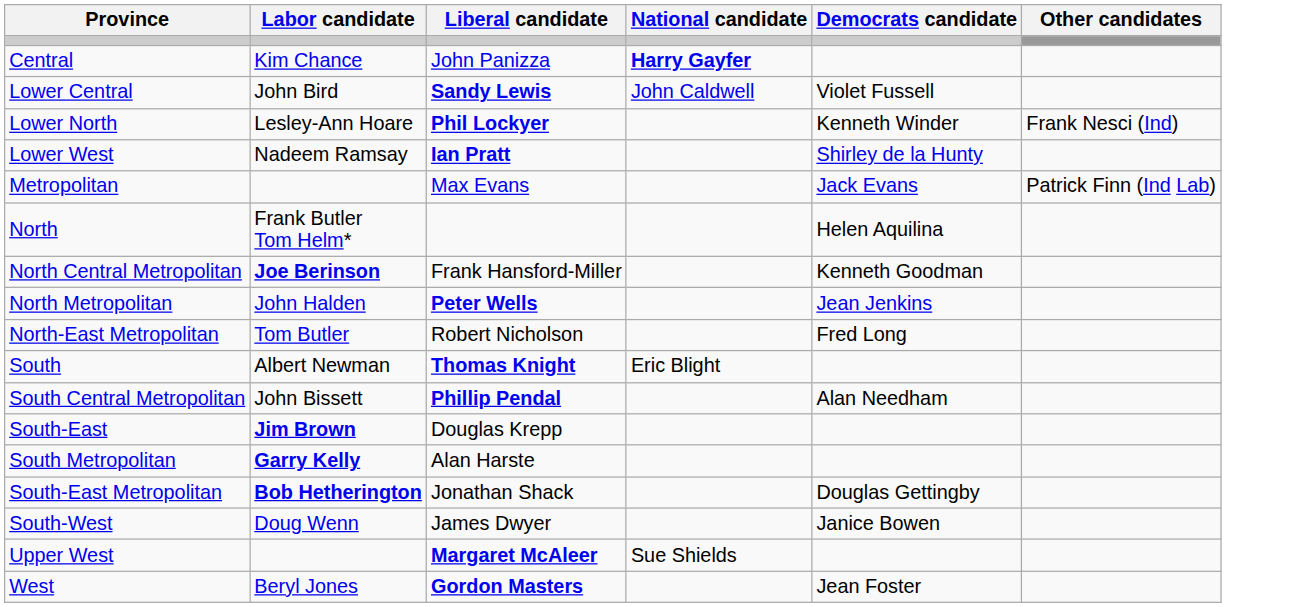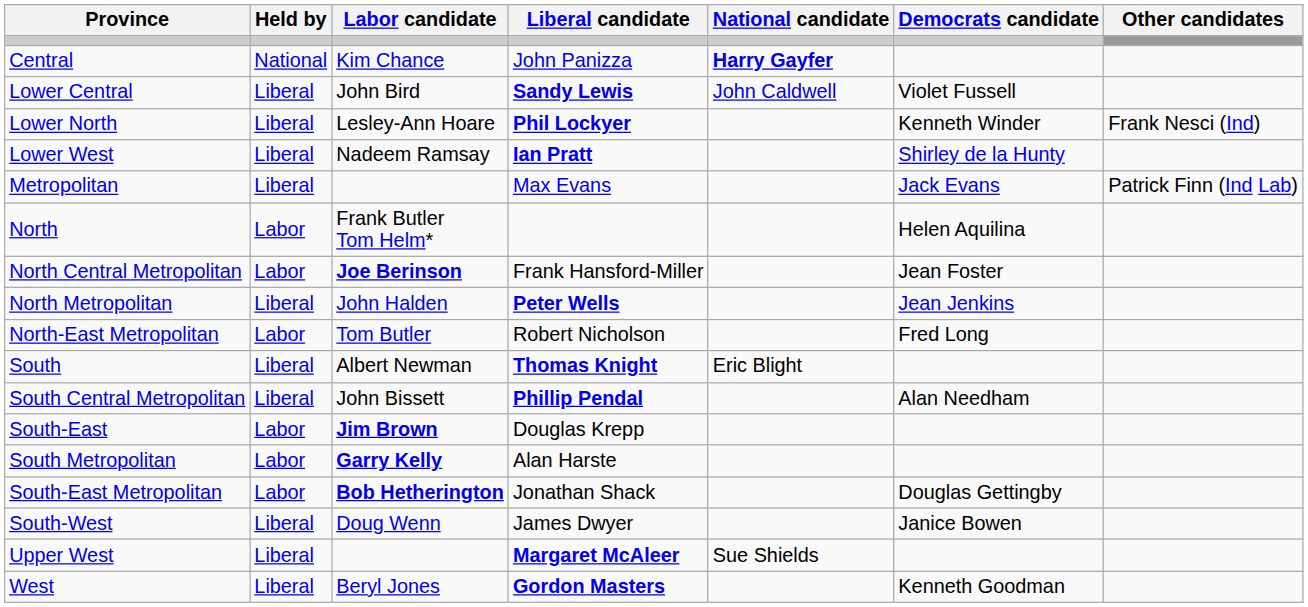+ column: (291, 20)
(900, 271) Kenneth Goodman -> (951, 271) Jean Foster
(869, 586) Jean Foster -> (982, 586) Kenneth Goodman
